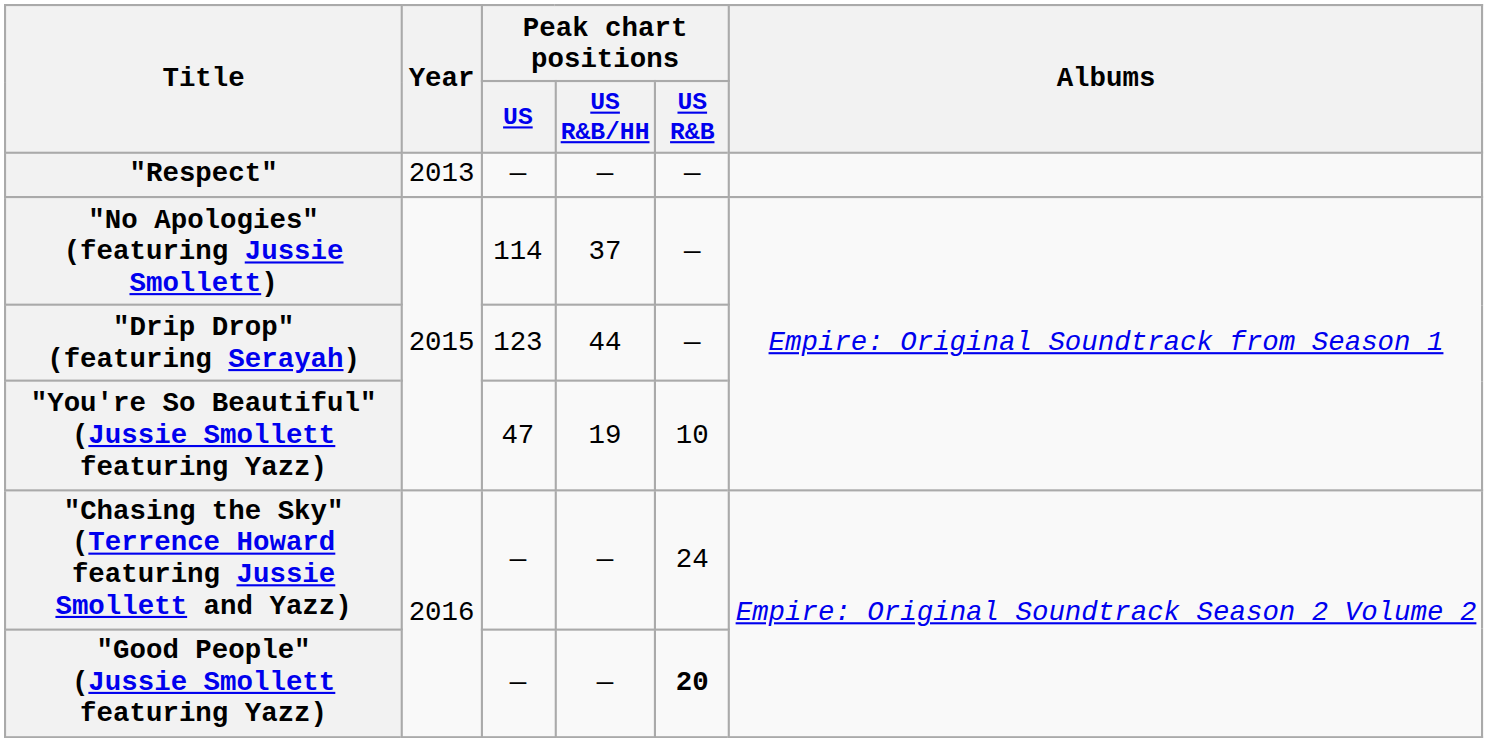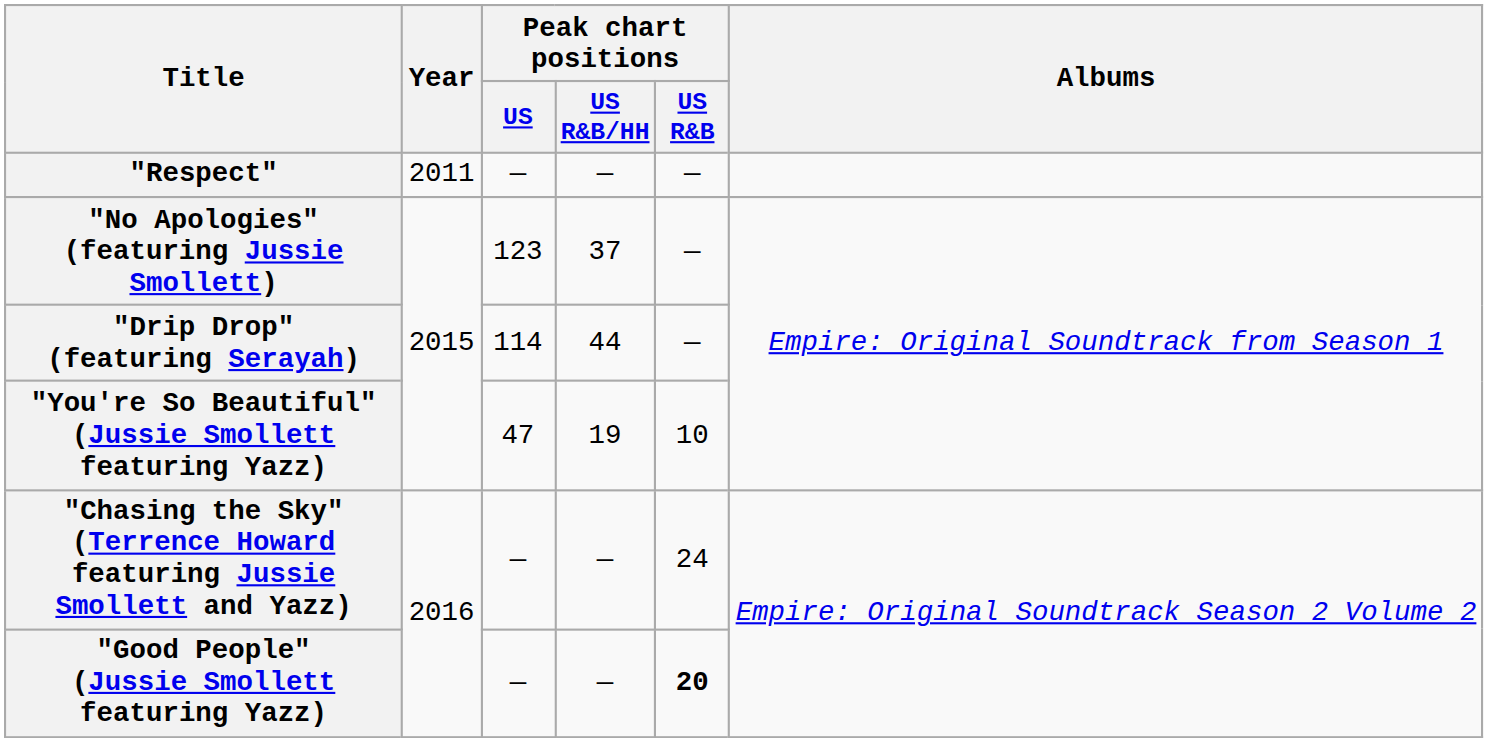(442, 175) 2013 -> (442, 175) 2011
(518, 251) 114 -> (518, 251) 123
(518, 343) 123 -> (518, 343) 114
